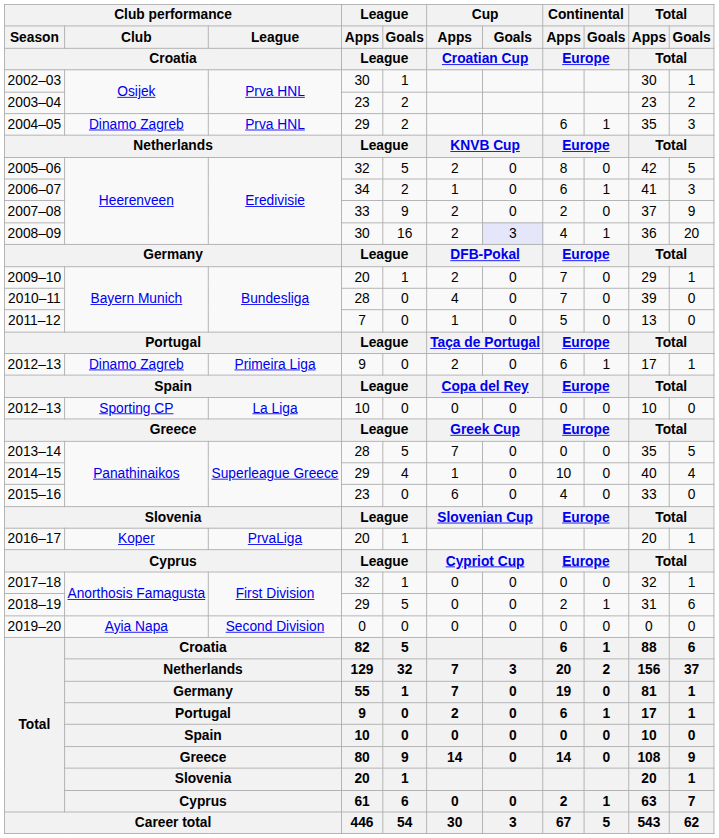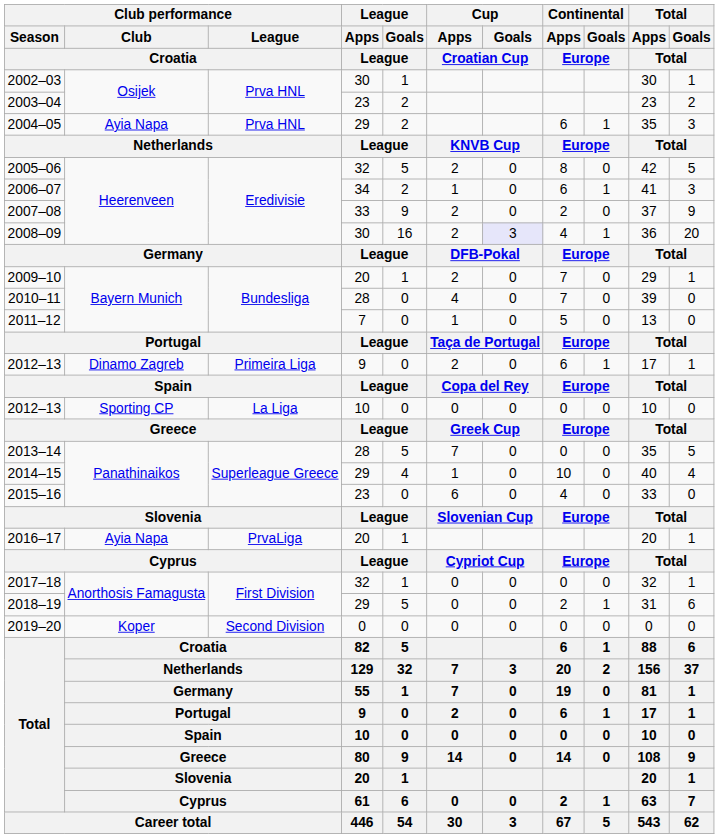(136, 124) Dinamo Zagreb -> (136, 124) Ayia Napa
(136, 539) Koper -> (136, 539) Ayia Napa
(136, 626) Ayia Napa -> (136, 626) Koper
